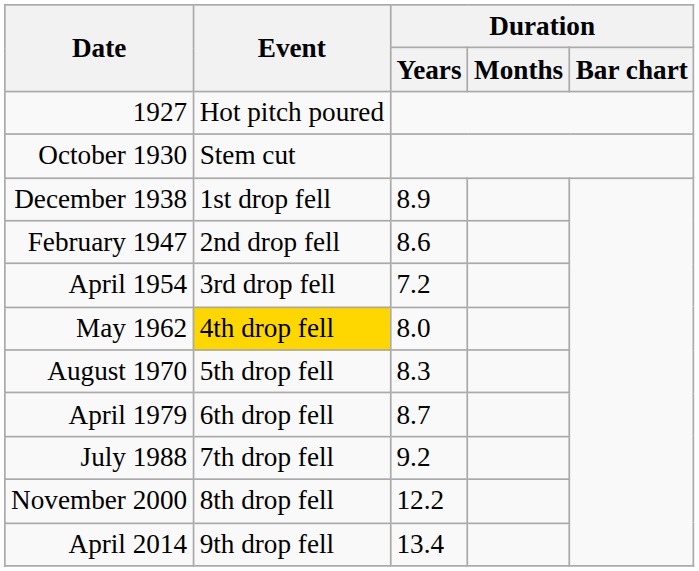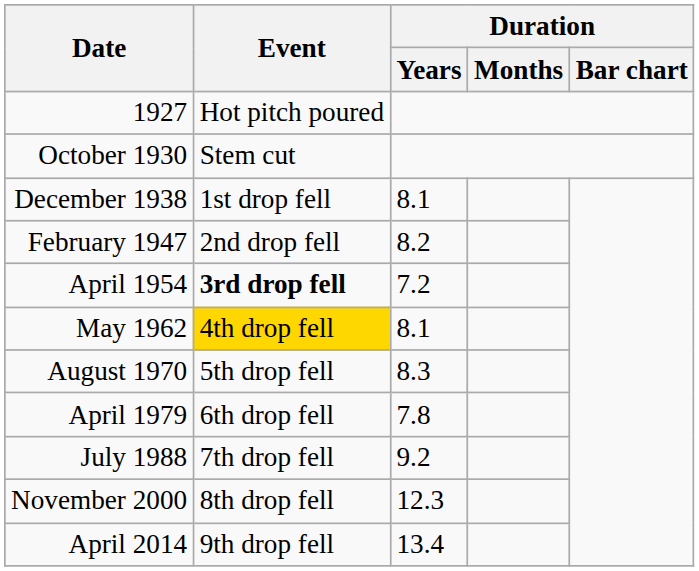(414, 198) 8.9 -> (414, 198) 8.1
(414, 241) 8.6 -> (414, 241) 8.2
(268, 284) normal -> (273, 284) bold
(414, 328) 8.0 -> (414, 328) 8.1
(414, 414) 8.7 -> (414, 414) 7.8
(420, 500) 12.2 -> (420, 500) 12.3
